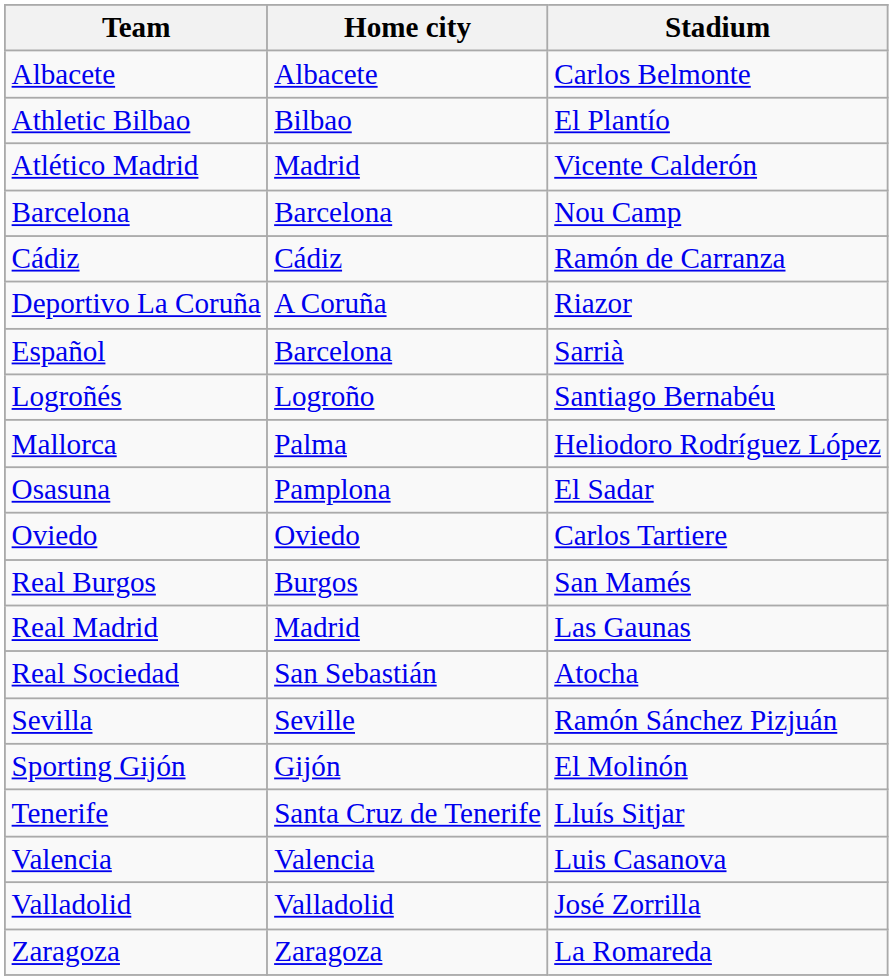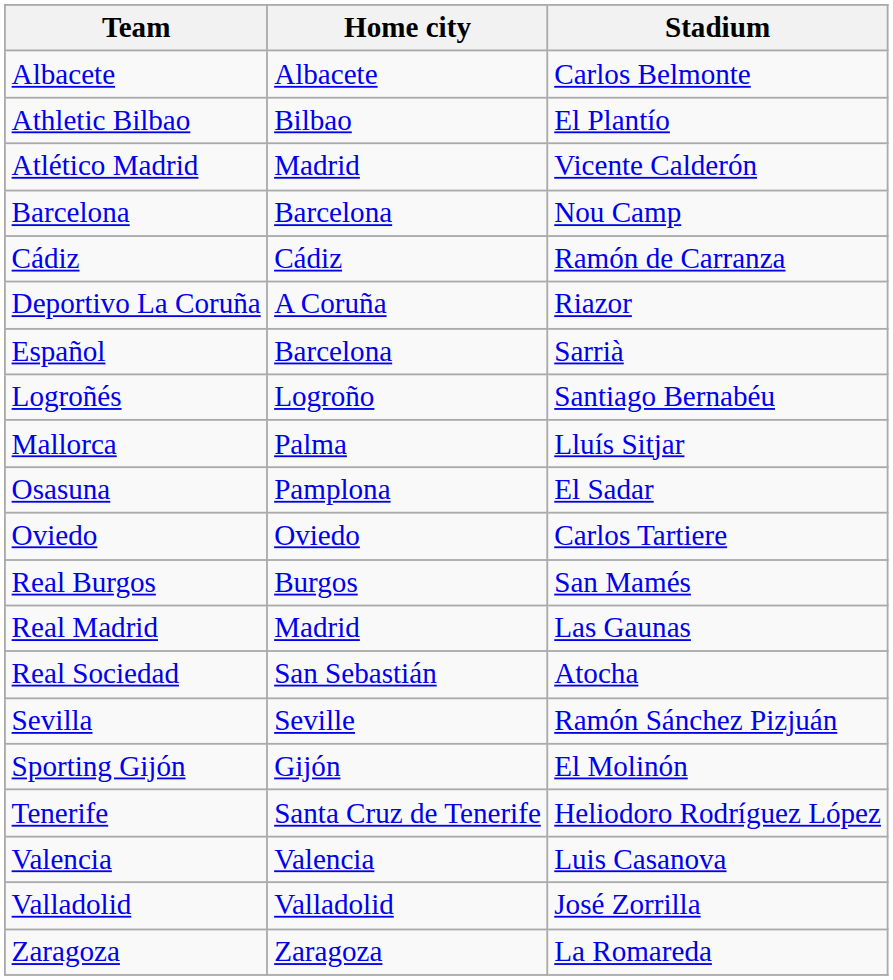(718, 443) Heliodoro Rodríguez López -> (619, 443) Lluís Sitjar
(619, 812) Lluís Sitjar -> (718, 812) Heliodoro Rodríguez López
